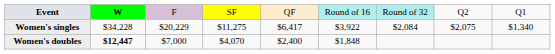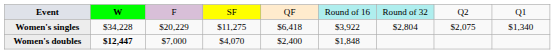(290, 27) $6,417 -> (290, 27) $6,418
(405, 27) $2,084 -> (405, 27) $2,804
